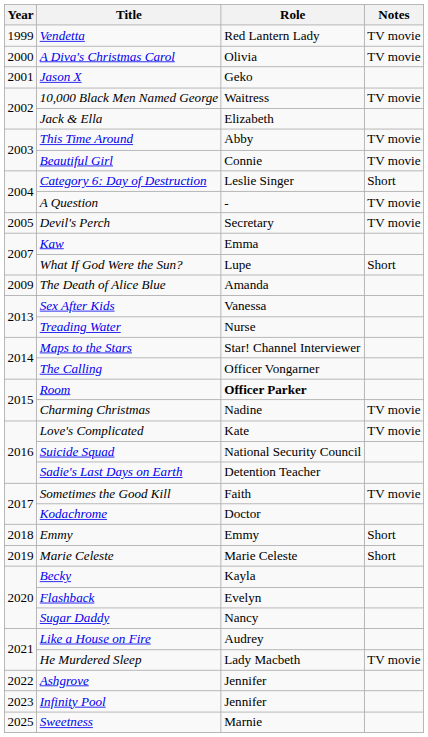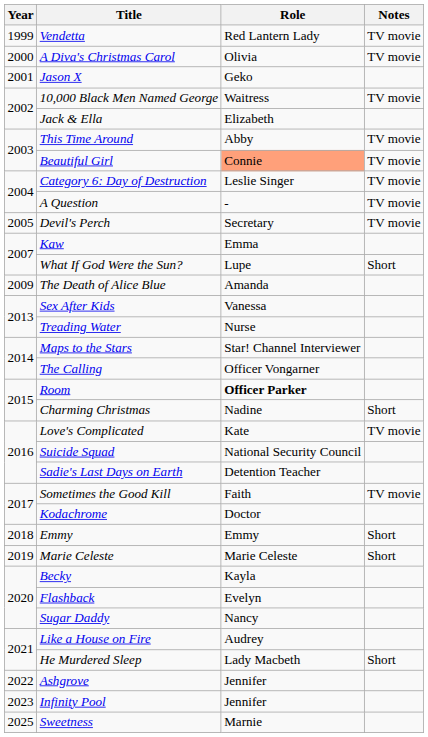(243, 160) no background -> (243, 160) lightsalmon background
(381, 181) Short -> (394, 181) TV movie
(394, 410) TV movie -> (381, 410) Short
(394, 659) TV movie -> (381, 659) Short
